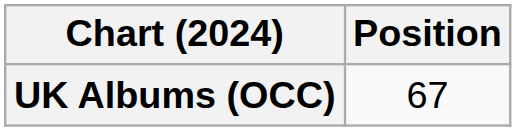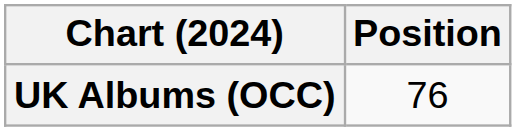(427, 94) 67 -> (427, 94) 76
